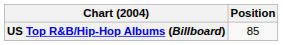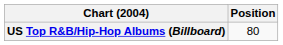(253, 31) 85 -> (253, 31) 80
